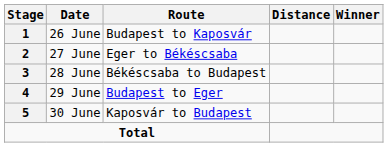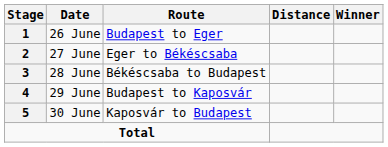(179, 34) Budapest to Kaposvár -> (164, 34) Budapest to Eger
(164, 93) Budapest to Eger -> (179, 93) Budapest to Kaposvár
